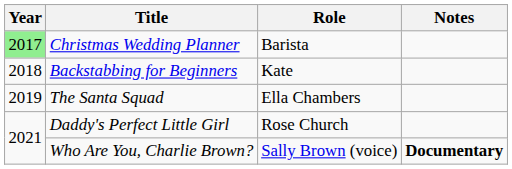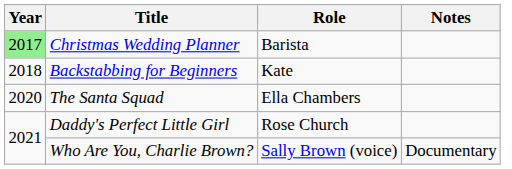(25, 97) 2019 -> (25, 97) 2020
(454, 151) bold -> (451, 151) normal
